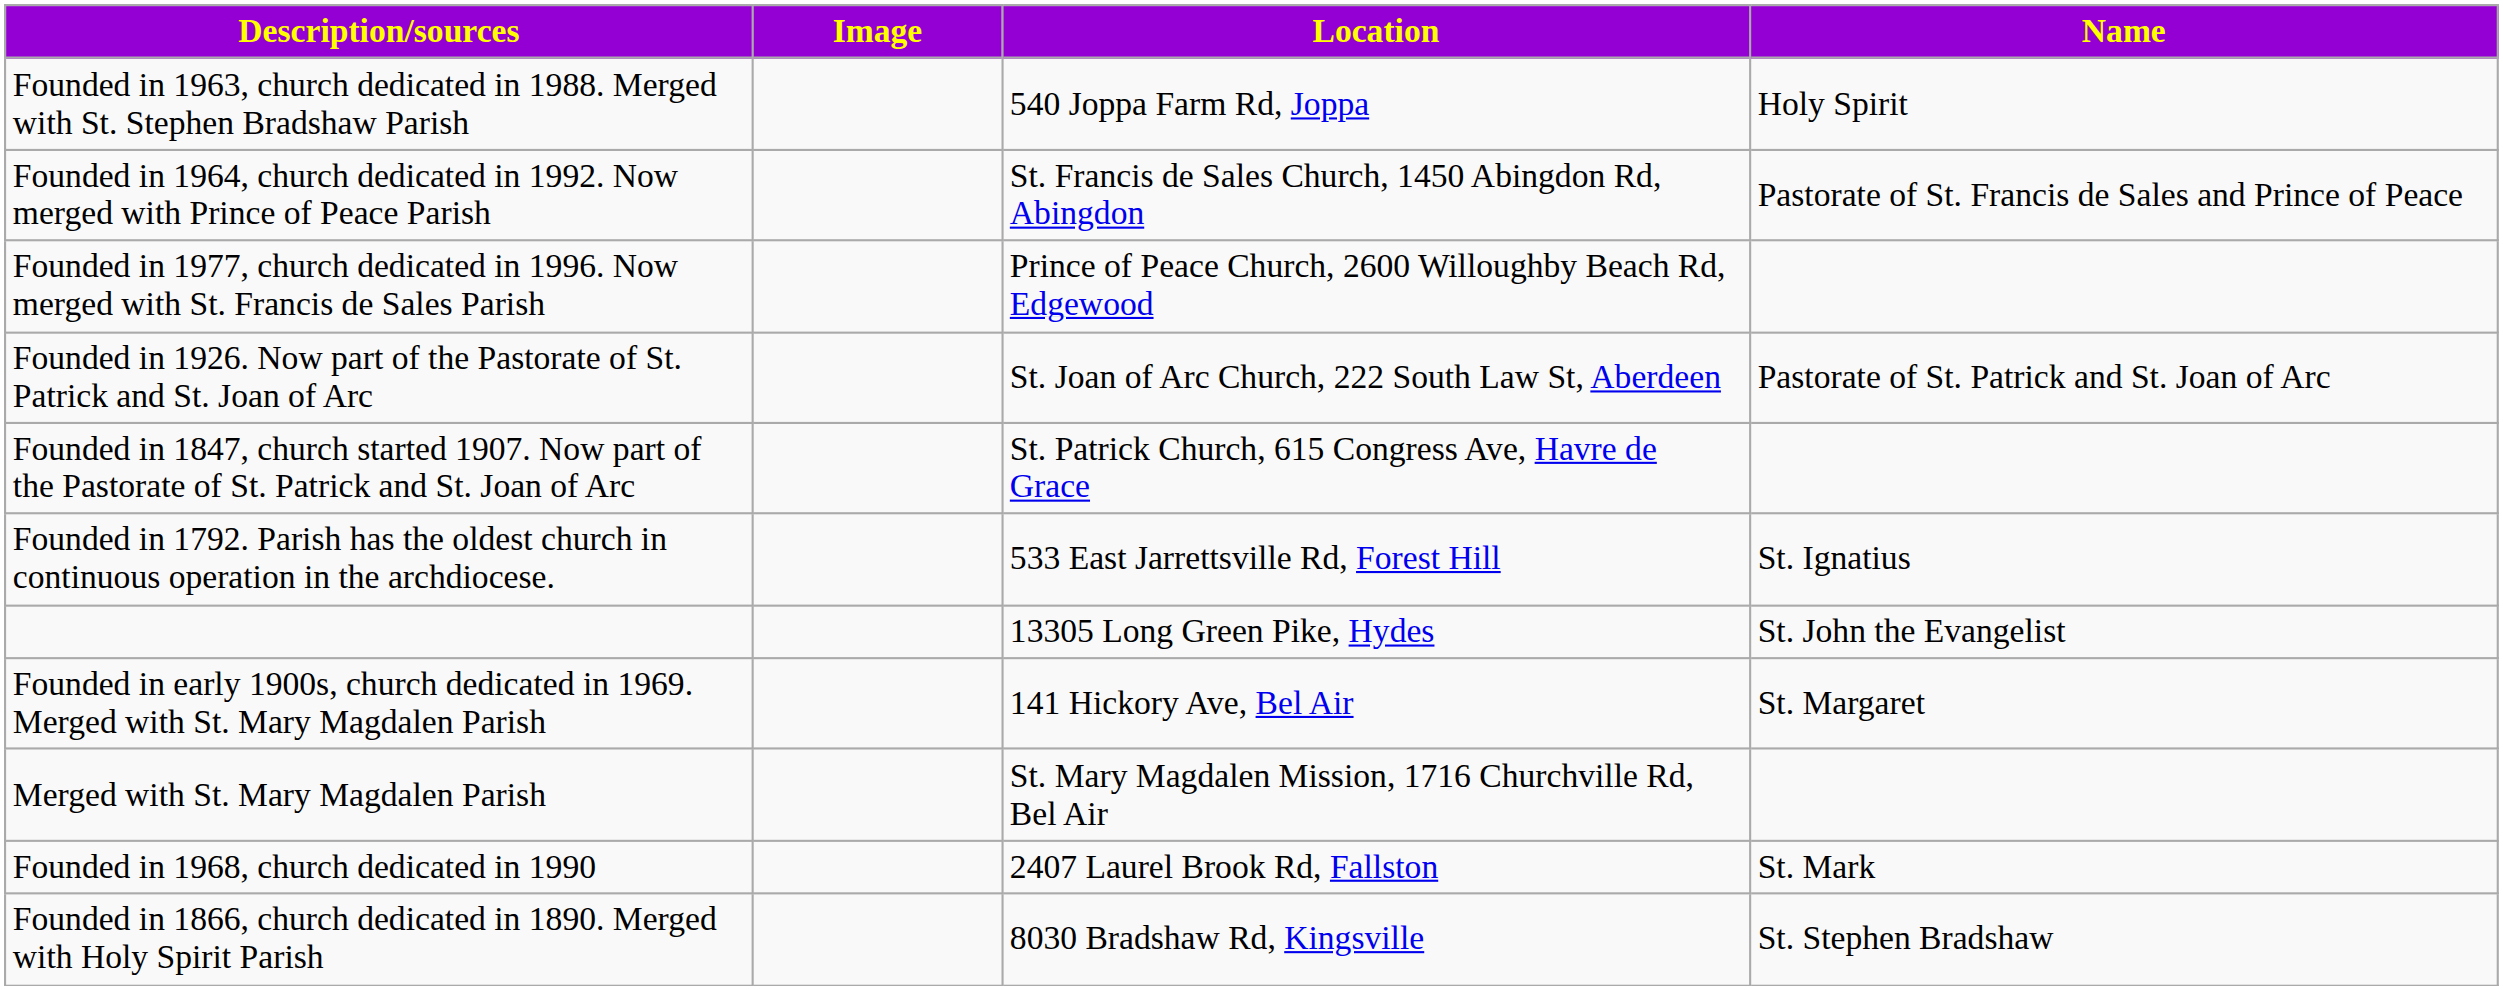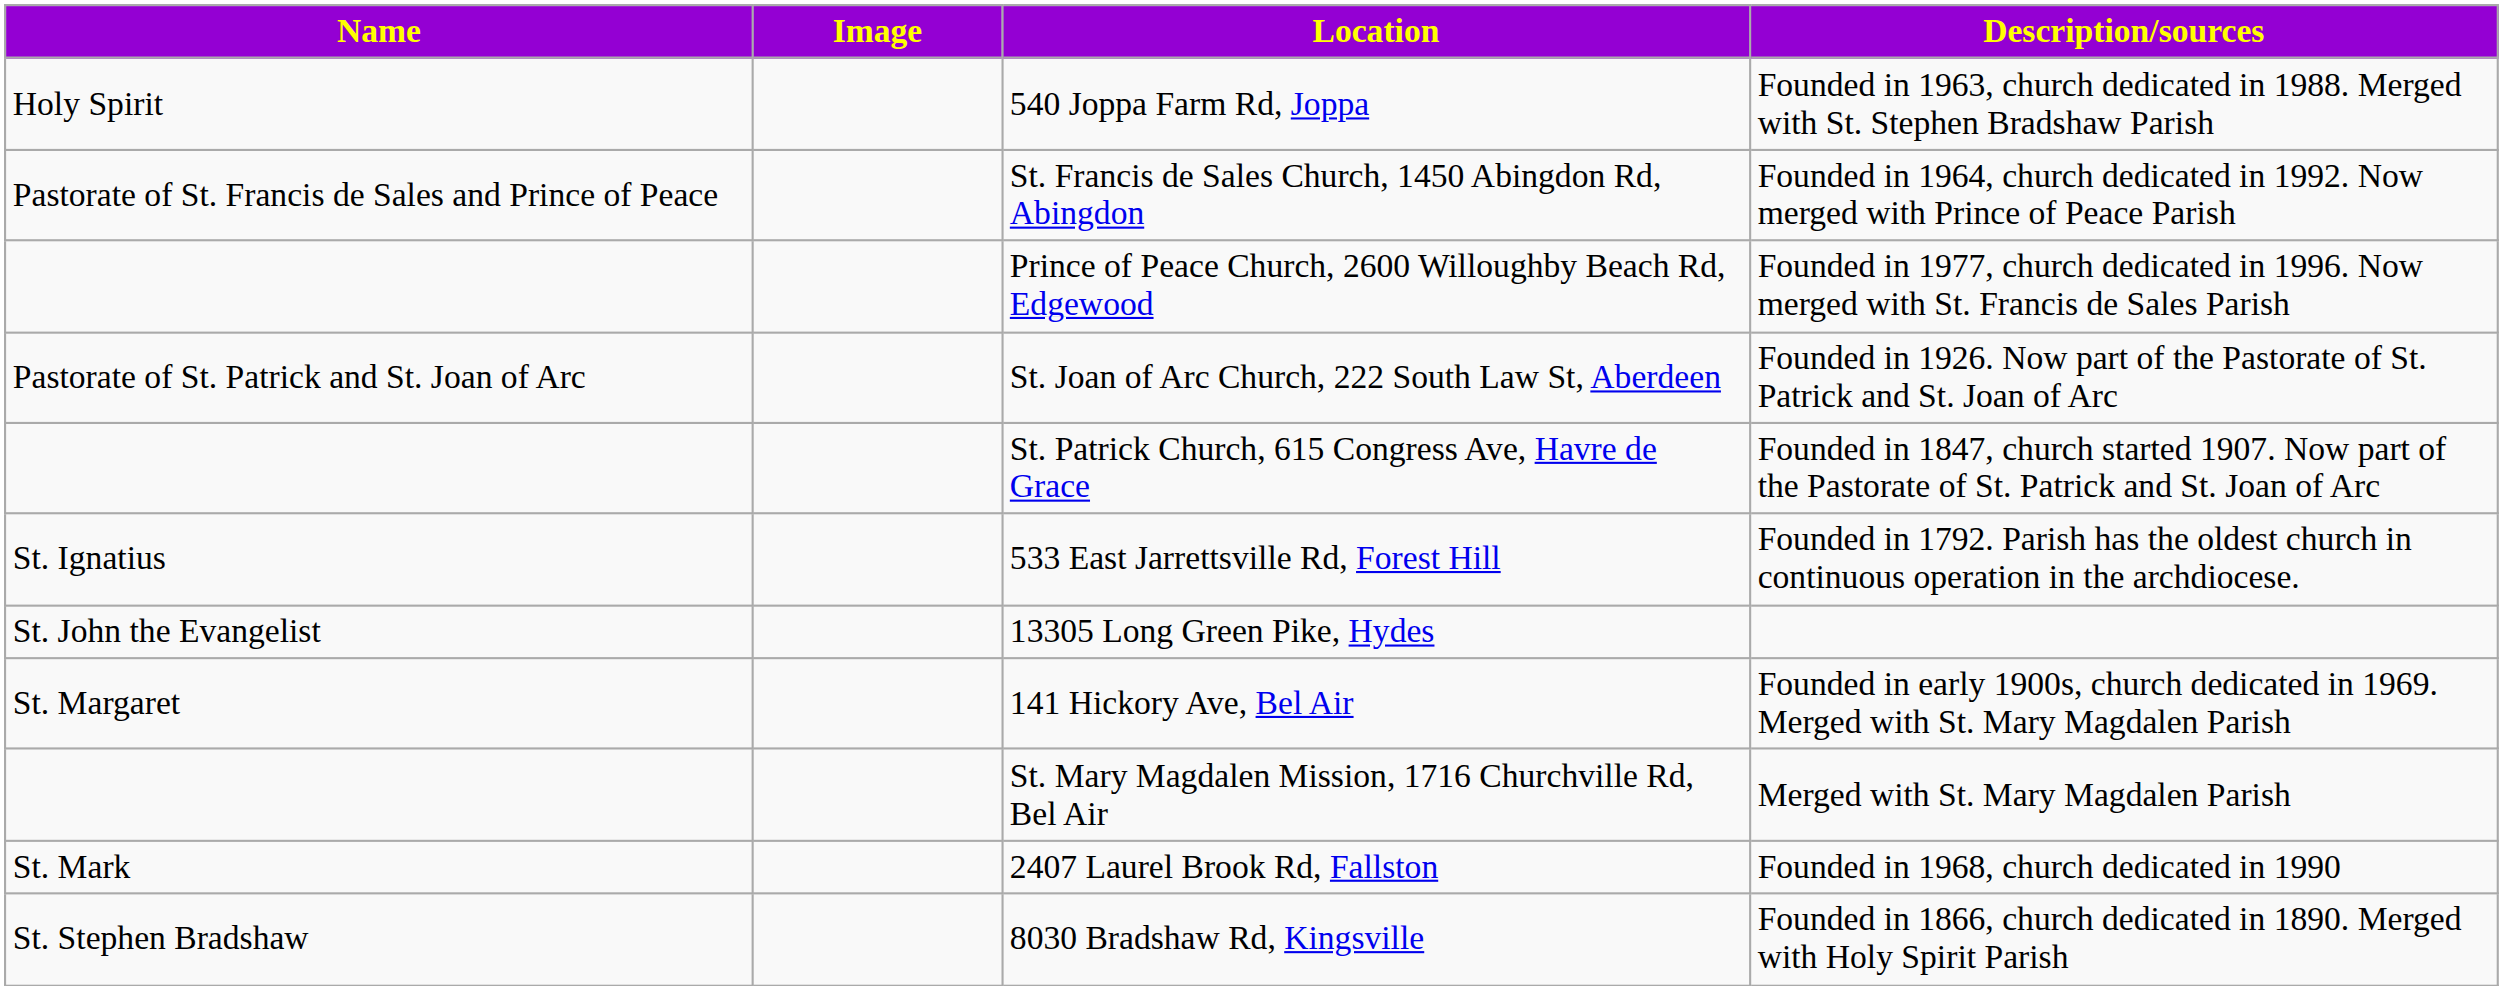columns swapped: (2124, 31) <-> (379, 31)
